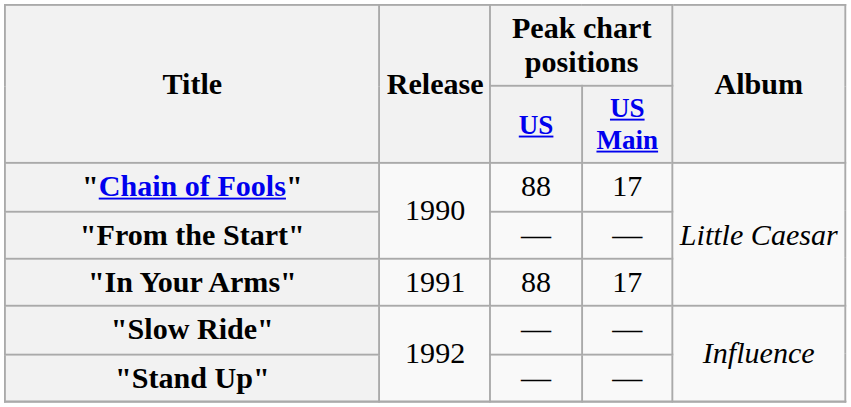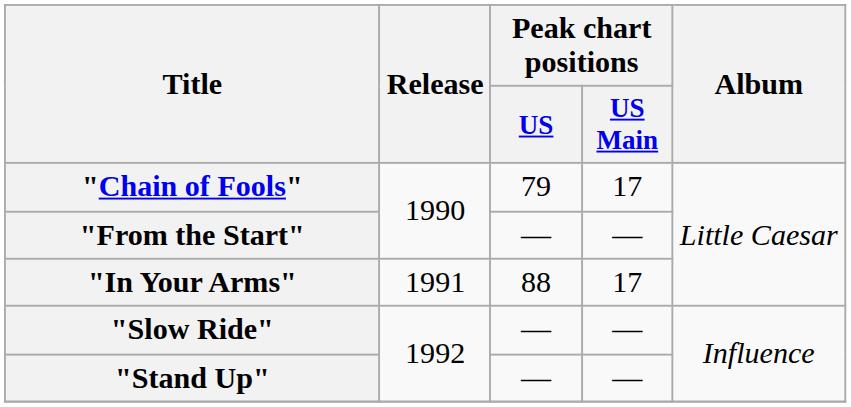(536, 186) 88 -> (536, 186) 79
